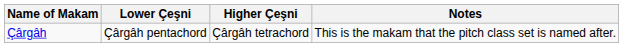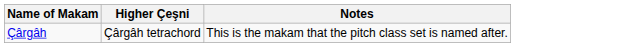- column: (155, 14)
